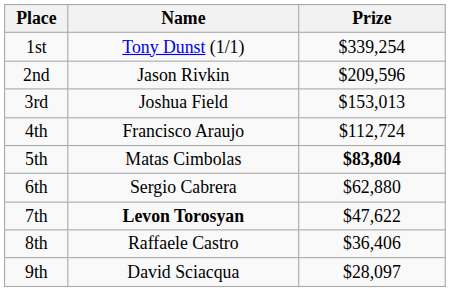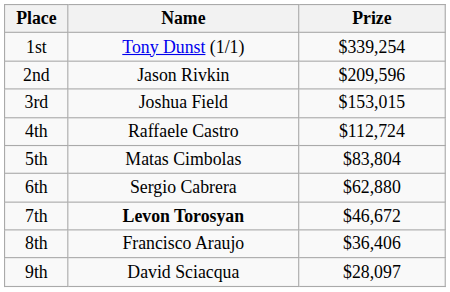(372, 103) $153,013 -> (372, 103) $153,015
(183, 131) Francisco Araujo -> (183, 131) Raffaele Castro
(372, 159) bold -> (372, 159) normal
(372, 215) $47,622 -> (372, 215) $46,672
(183, 243) Raffaele Castro -> (183, 243) Francisco Araujo
